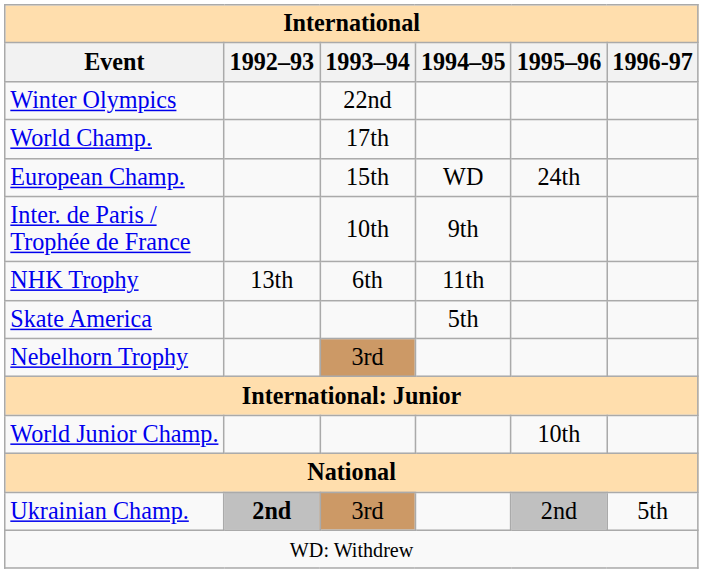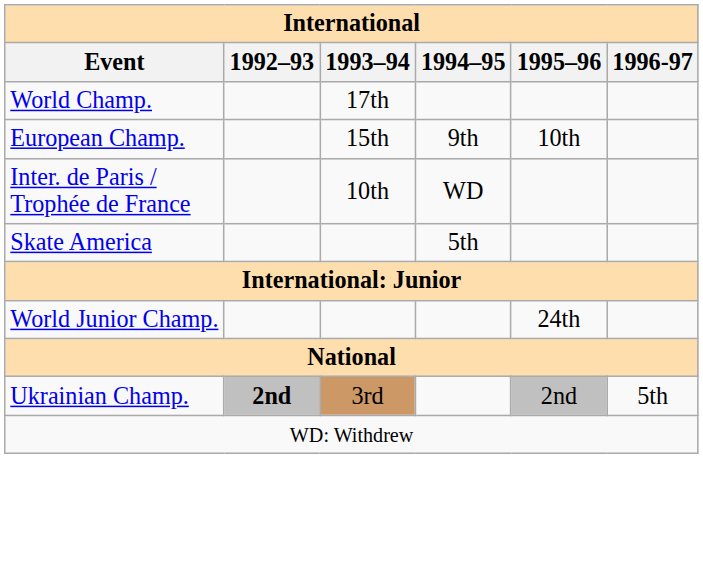- row: (93, 100)
(463, 176) WD -> (463, 138) 9th
(559, 176) 24th -> (559, 138) 10th
(463, 228) 9th -> (463, 190) WD
- row: (74, 280)
- row: (99, 357)
(559, 434) 10th -> (559, 319) 24th
